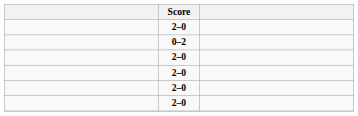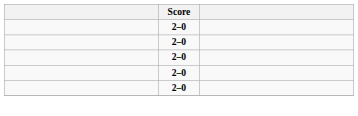- row: (82, 42)
